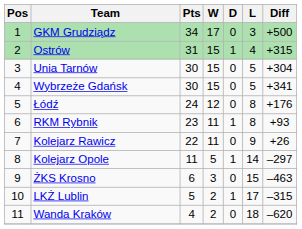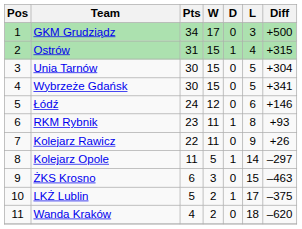(253, 104) 8 -> (253, 104) 6
(280, 104) +176 -> (280, 104) +146
(280, 196) –315 -> (280, 196) –375
